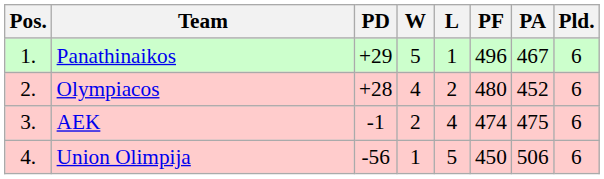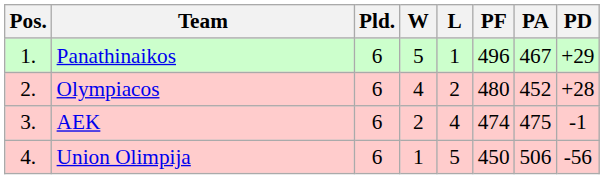columns swapped: (576, 21) <-> (376, 21)
